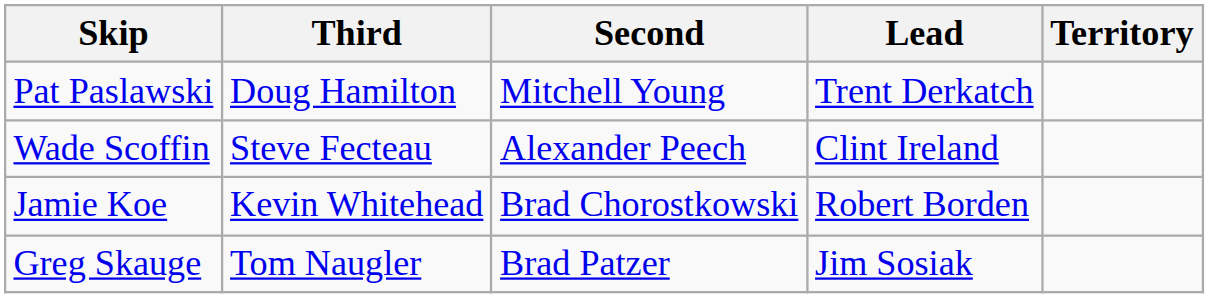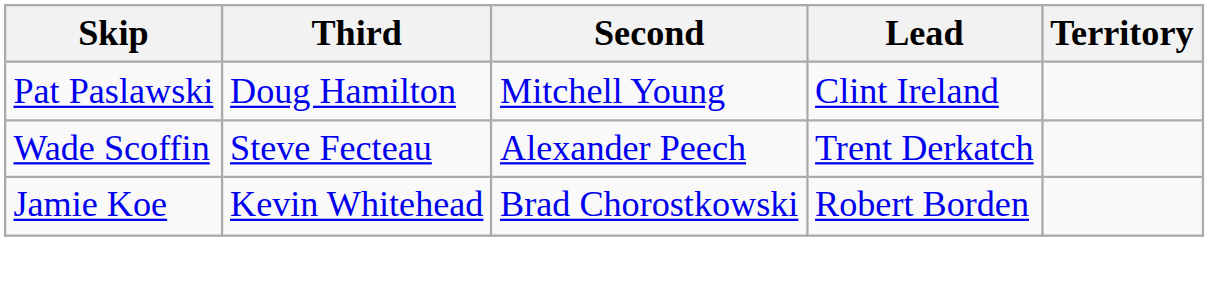(924, 90) Trent Derkatch -> (907, 90) Clint Ireland
(907, 147) Clint Ireland -> (924, 147) Trent Derkatch
- row: (107, 262)
